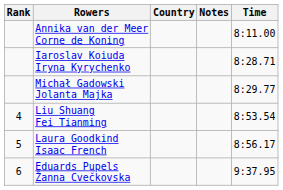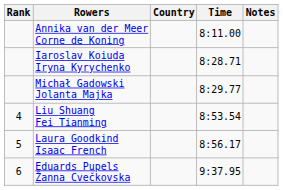columns swapped: (255, 12) <-> (214, 12)
